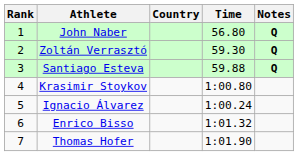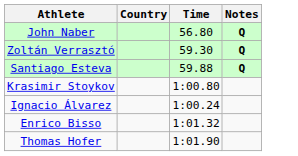- column: (21, 14)
